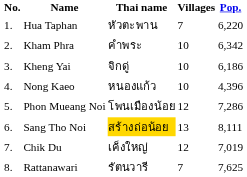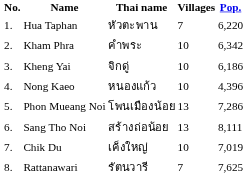(183, 106) 12 -> (183, 106) 13
(138, 127) gold background -> (138, 127) no background
(183, 147) 12 -> (183, 147) 10
